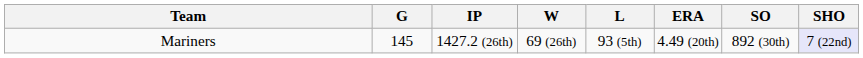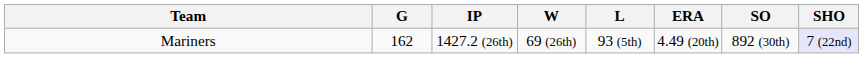(402, 40) 145 -> (402, 40) 162
